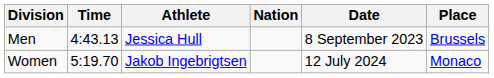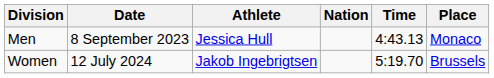columns swapped: (94, 15) <-> (364, 15)
(458, 38) Brussels -> (456, 38) Monaco
(456, 61) Monaco -> (458, 61) Brussels
